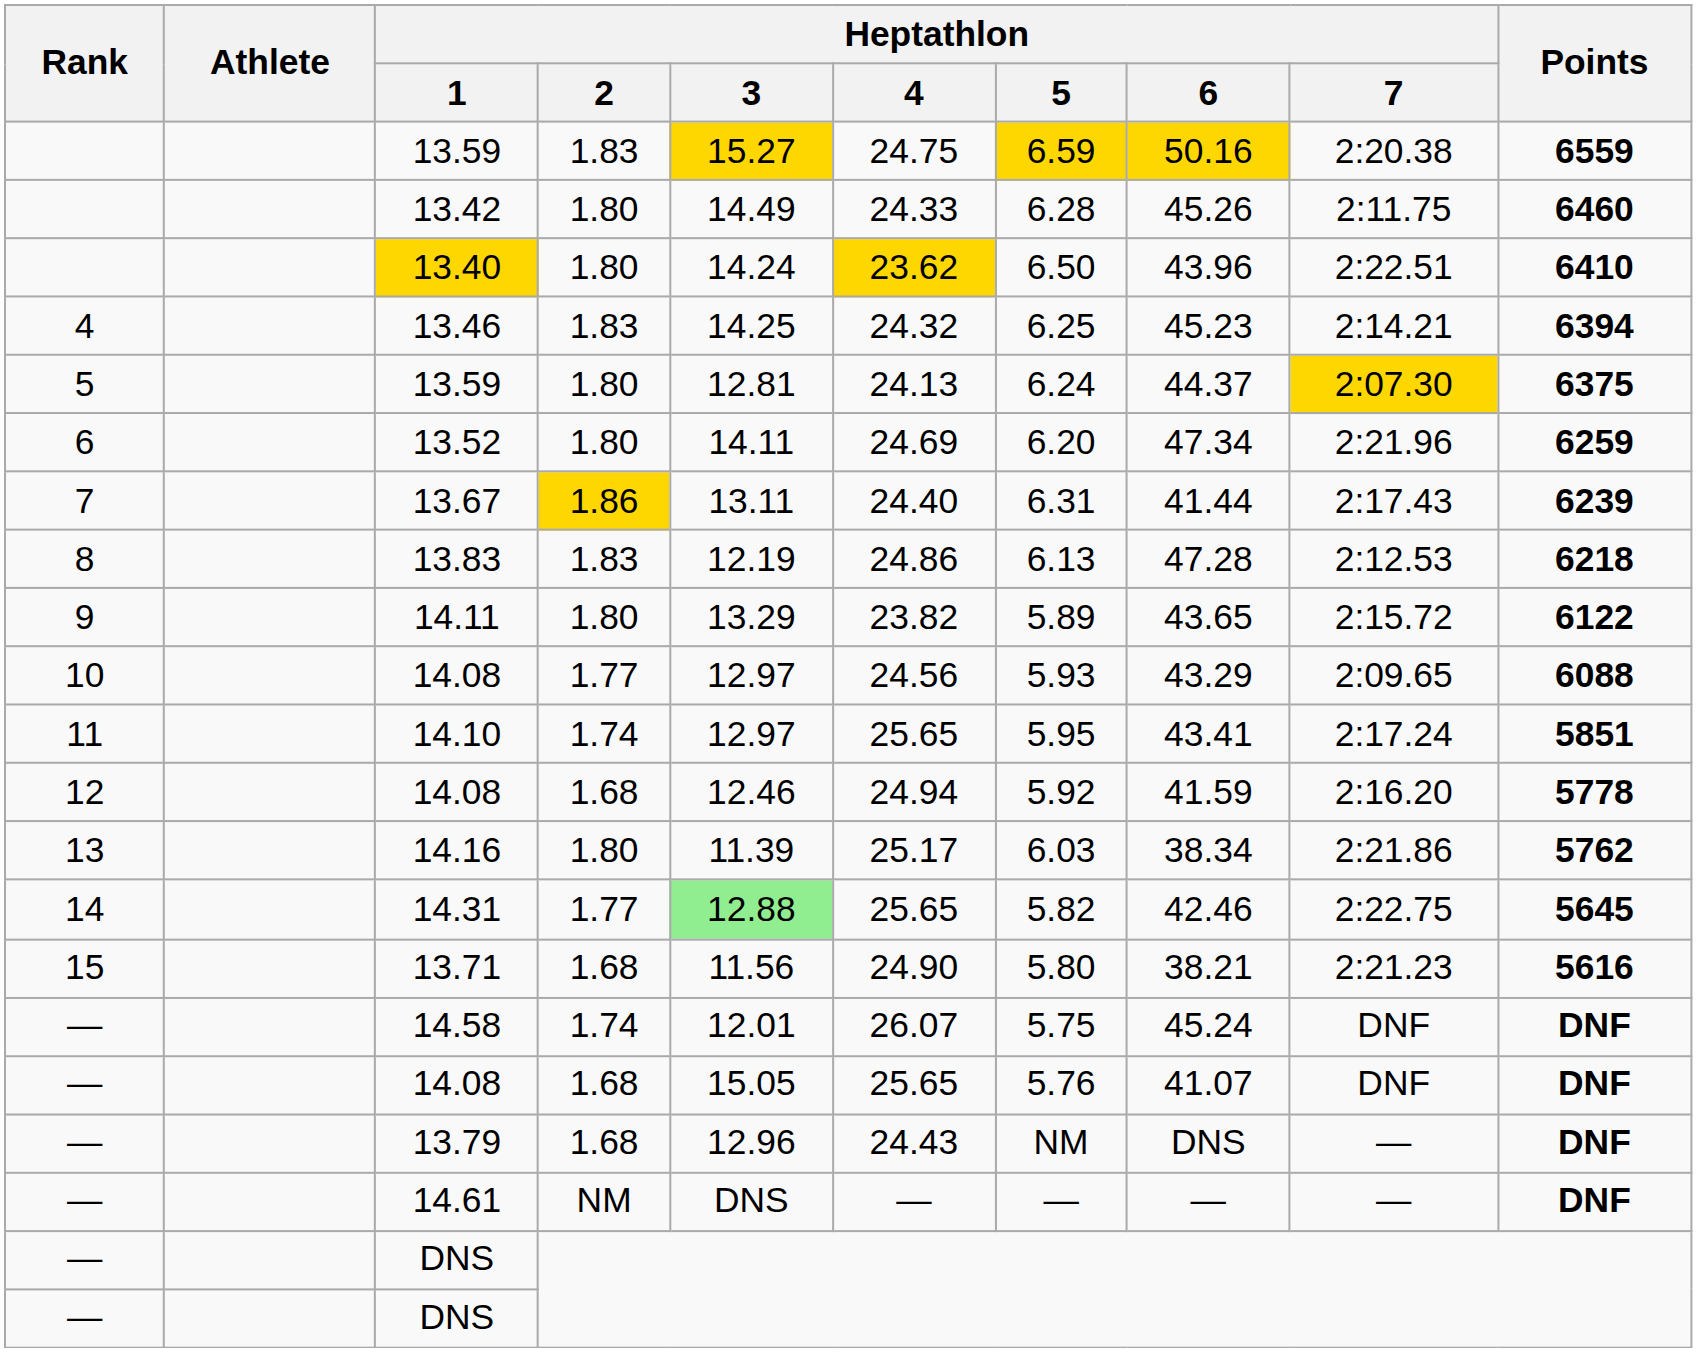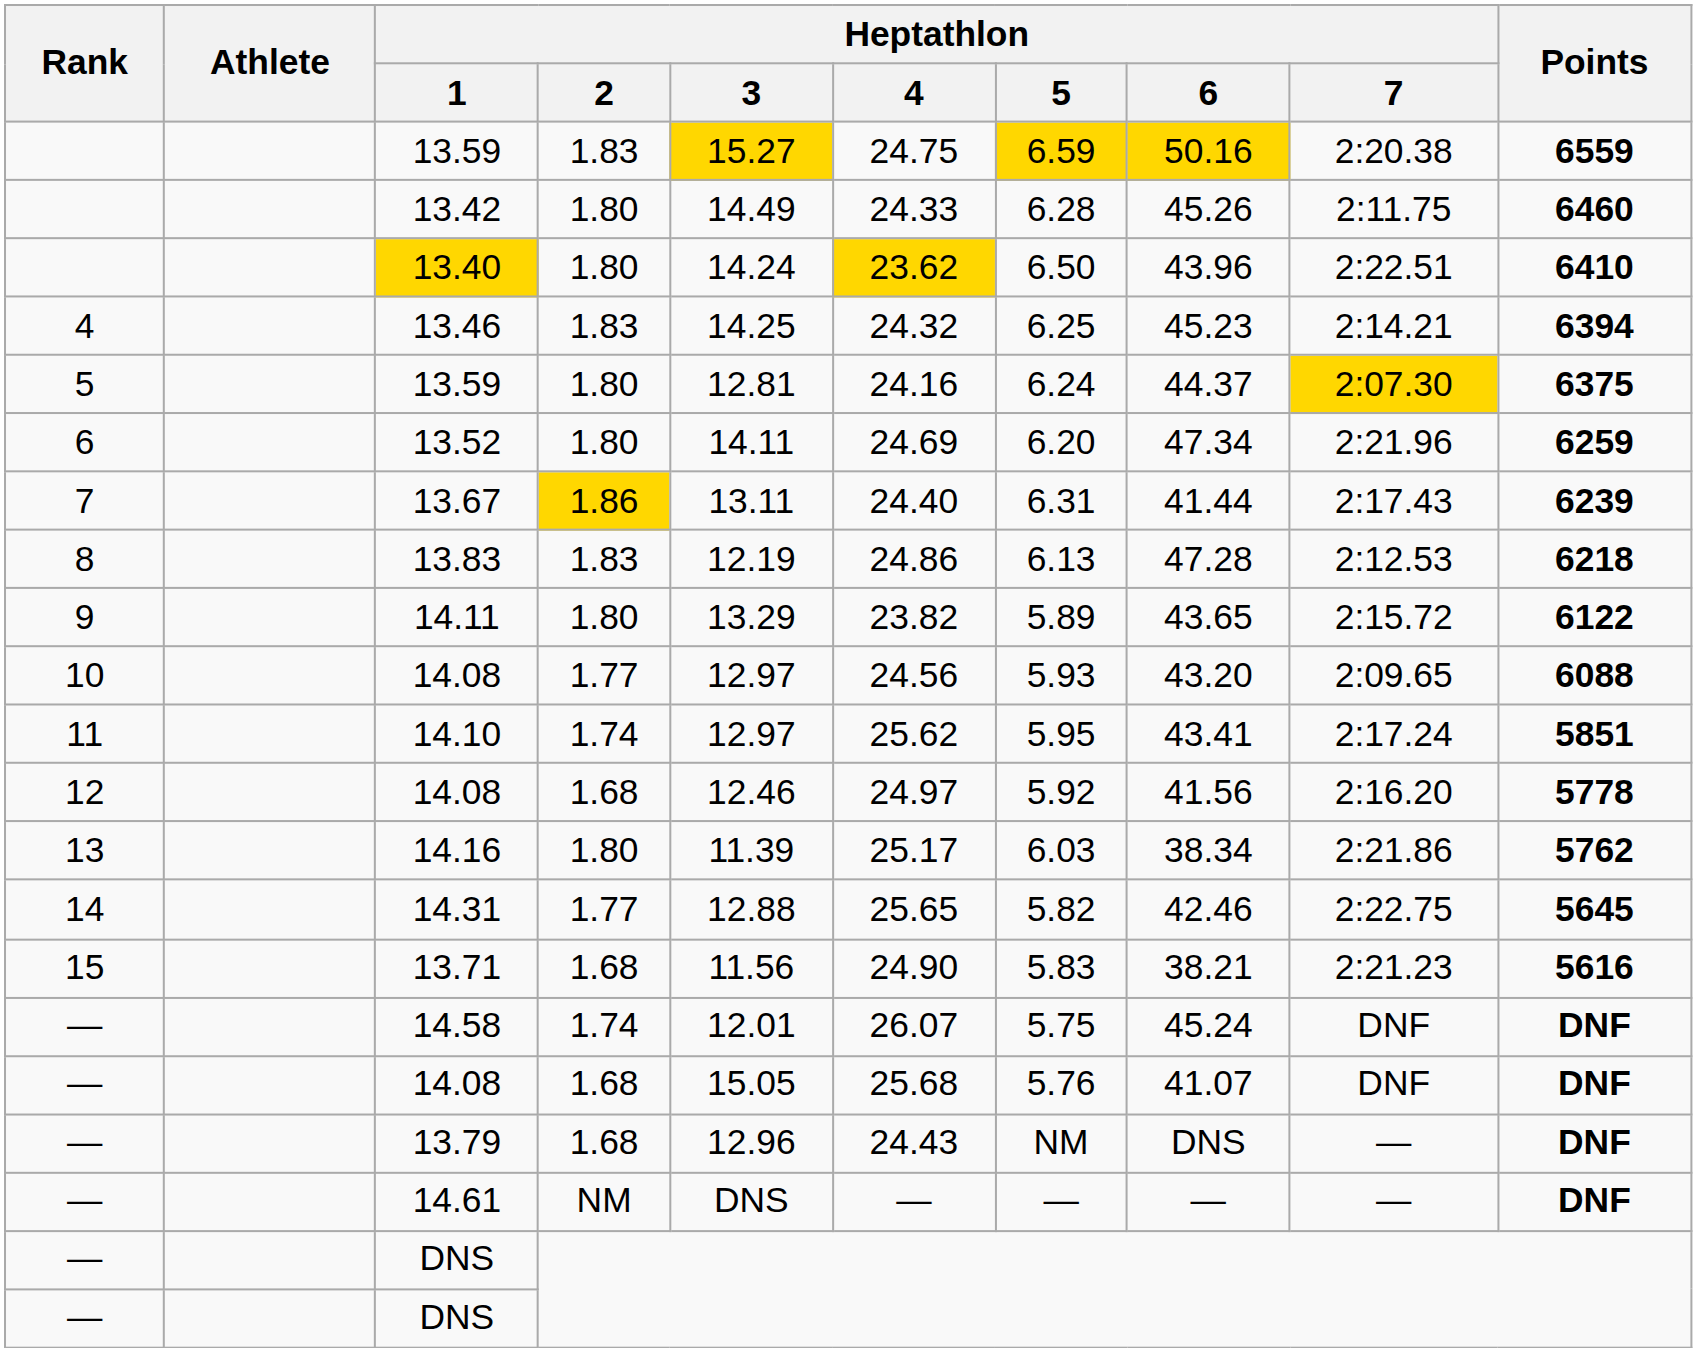(914, 383) 24.13 -> (914, 383) 24.16
(1208, 675) 43.29 -> (1208, 675) 43.20
(914, 733) 25.65 -> (914, 733) 25.62
(914, 791) 24.94 -> (914, 791) 24.97
(1208, 791) 41.59 -> (1208, 791) 41.56
(751, 908) lightgreen background -> (751, 908) no background
(1061, 966) 5.80 -> (1061, 966) 5.83
(914, 1083) 25.65 -> (914, 1083) 25.68
